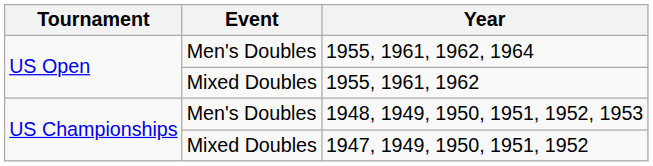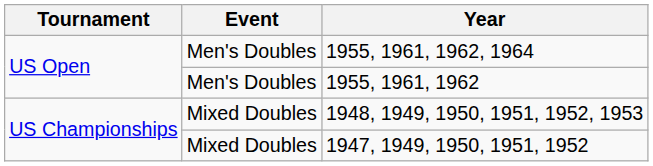(252, 82) Mixed Doubles -> (251, 82) Men's Doubles
(251, 113) Men's Doubles -> (252, 113) Mixed Doubles
